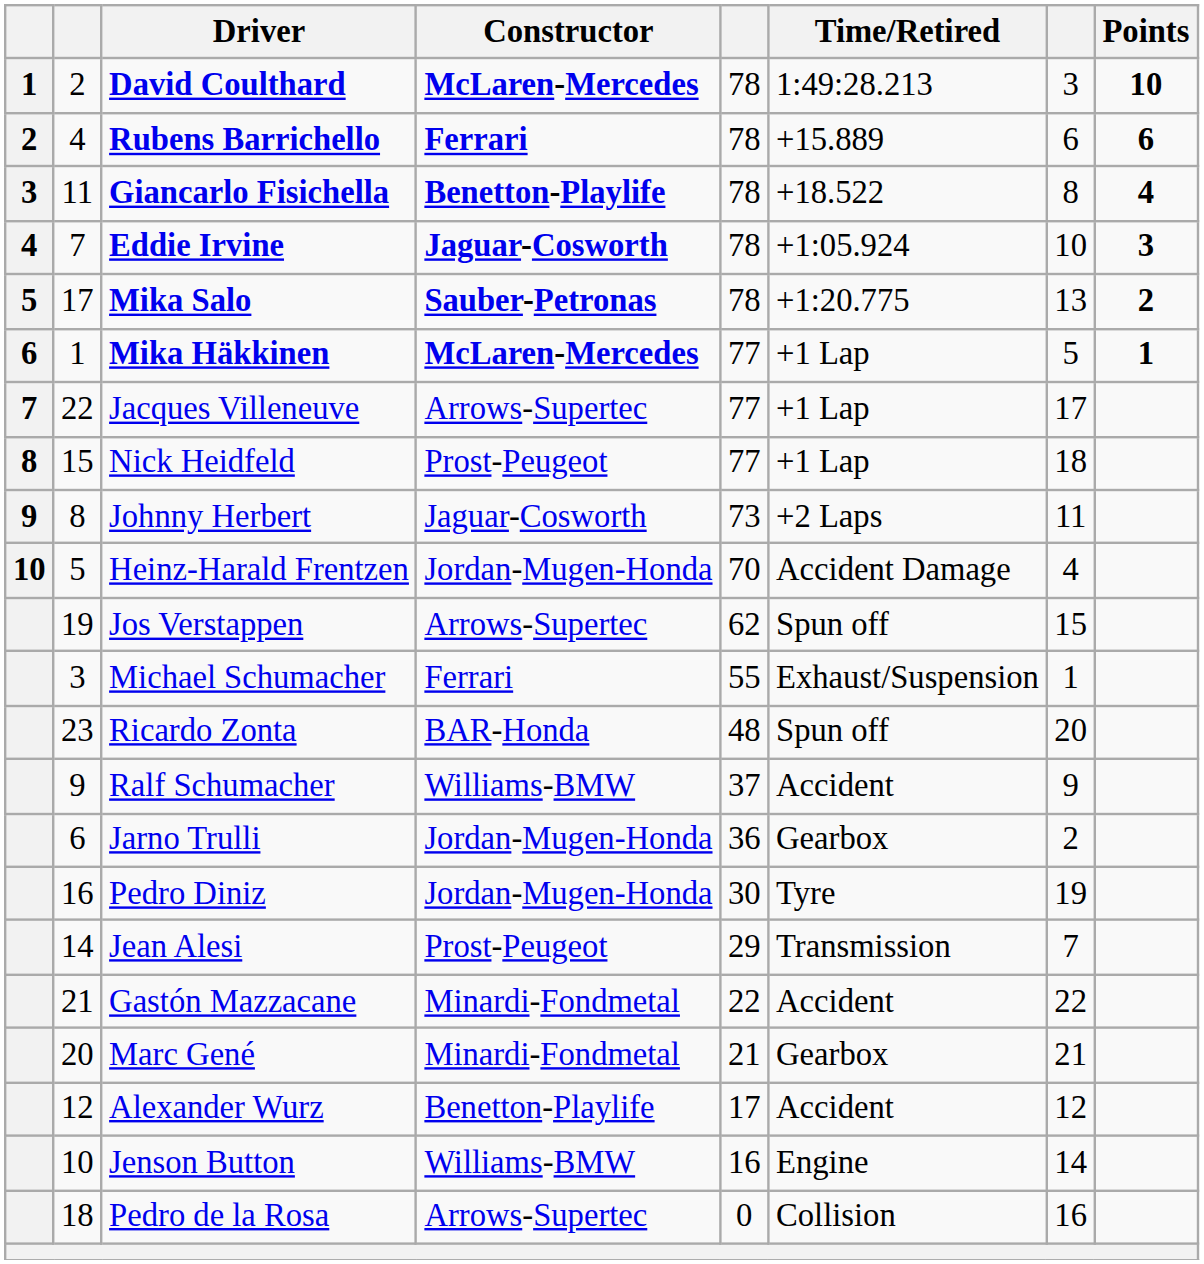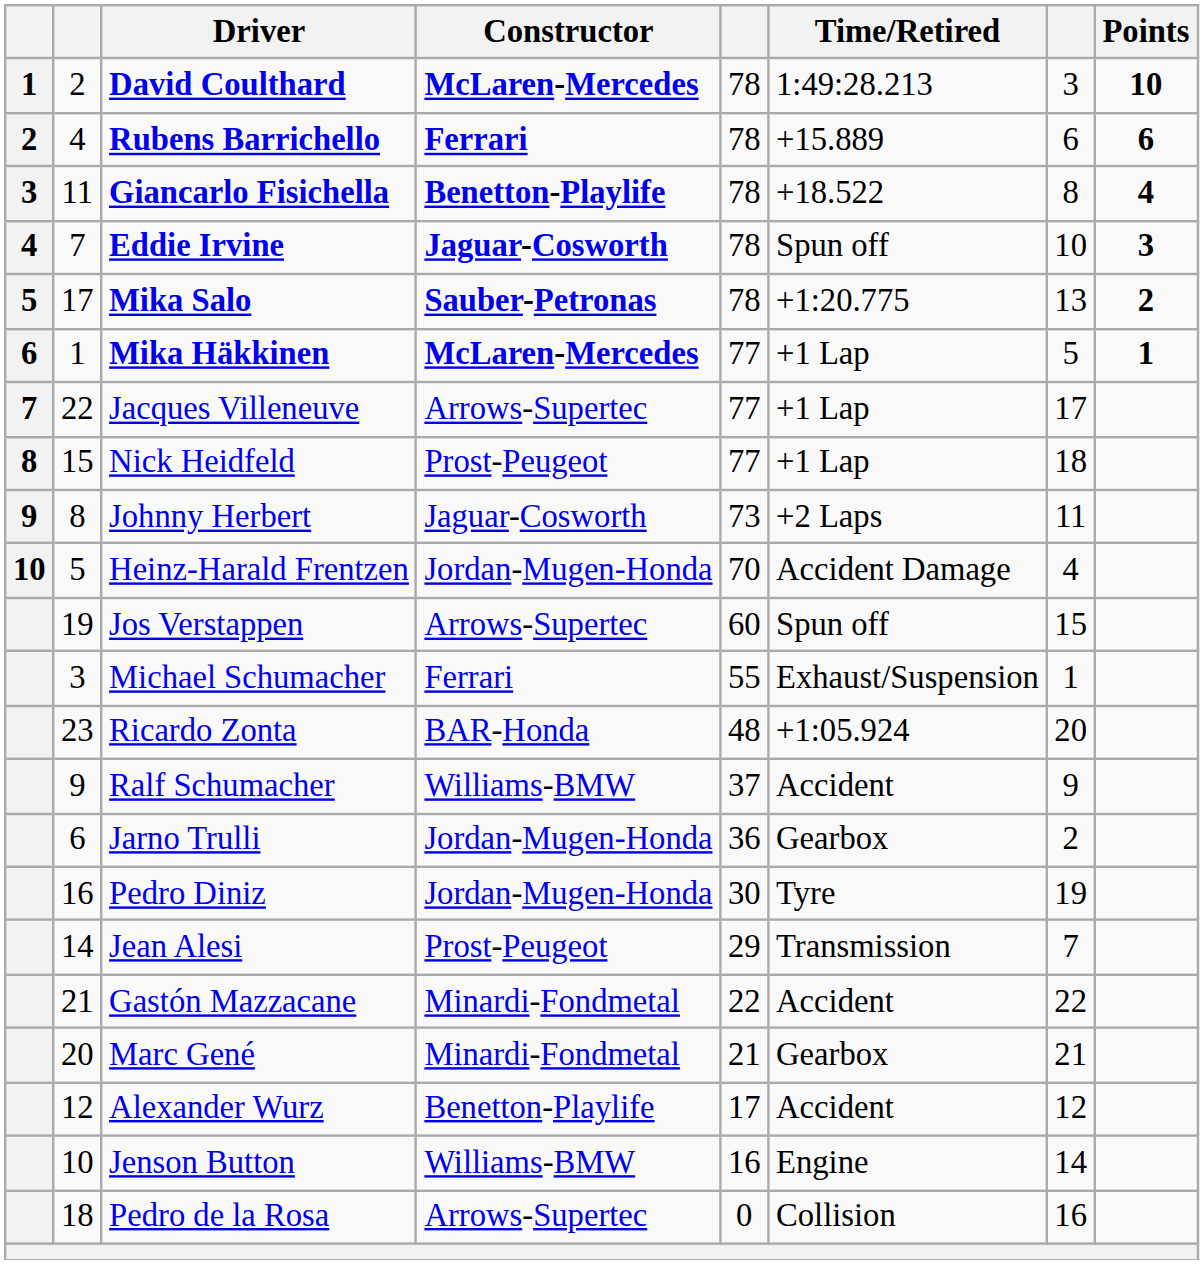(843, 246) +1:05.924 -> (832, 246) Spun off
(744, 623) 62 -> (744, 623) 60
(832, 731) Spun off -> (843, 731) +1:05.924
